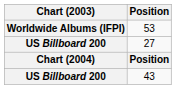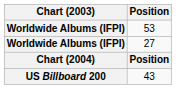(66, 44) US Billboard 200 -> (66, 44) Worldwide Albums (IFPI)
